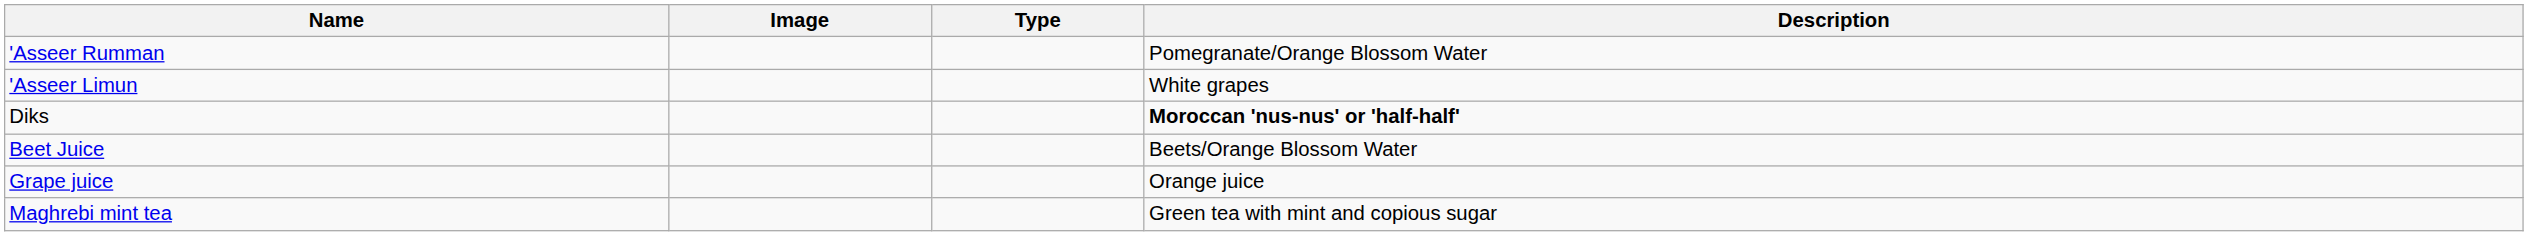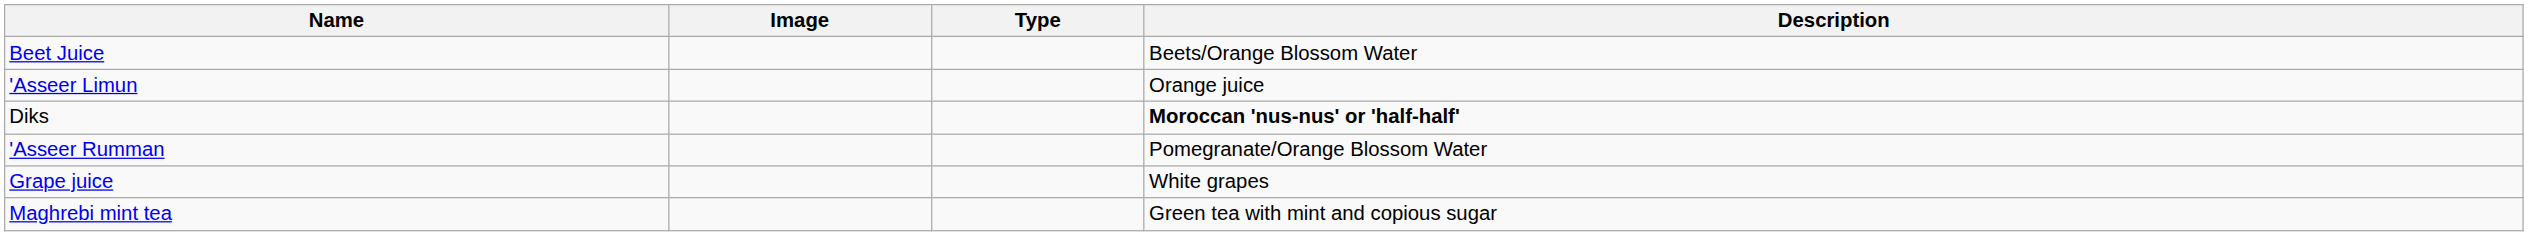rows swapped: (87, 52) <-> (57, 149)
(1209, 85) White grapes -> (1207, 85) Orange juice
(1207, 181) Orange juice -> (1209, 181) White grapes
